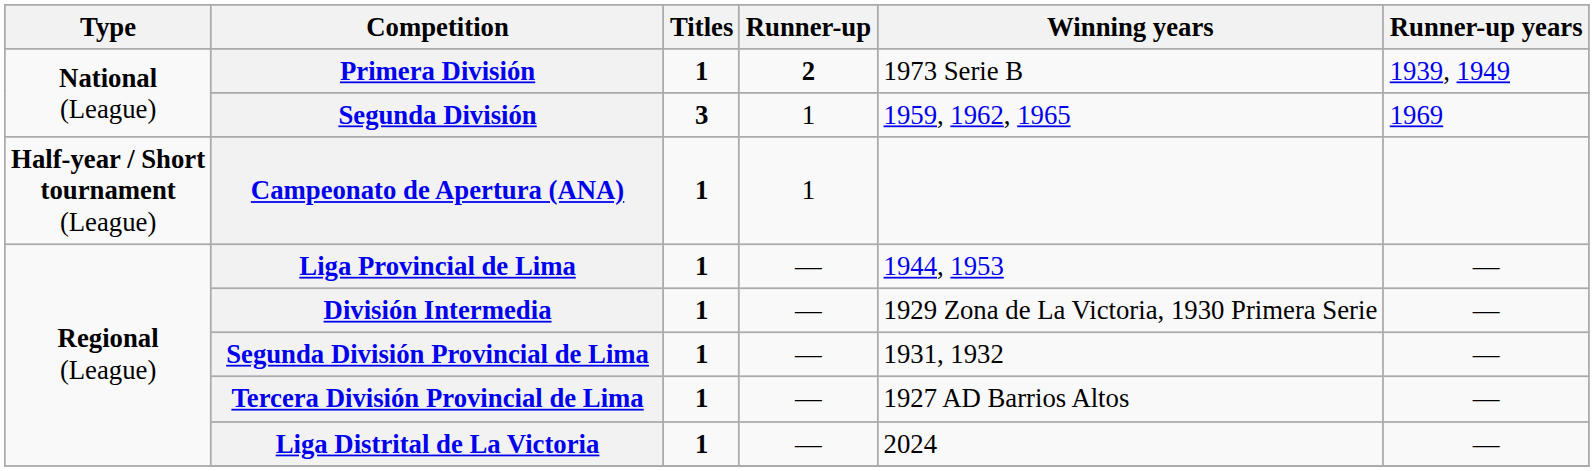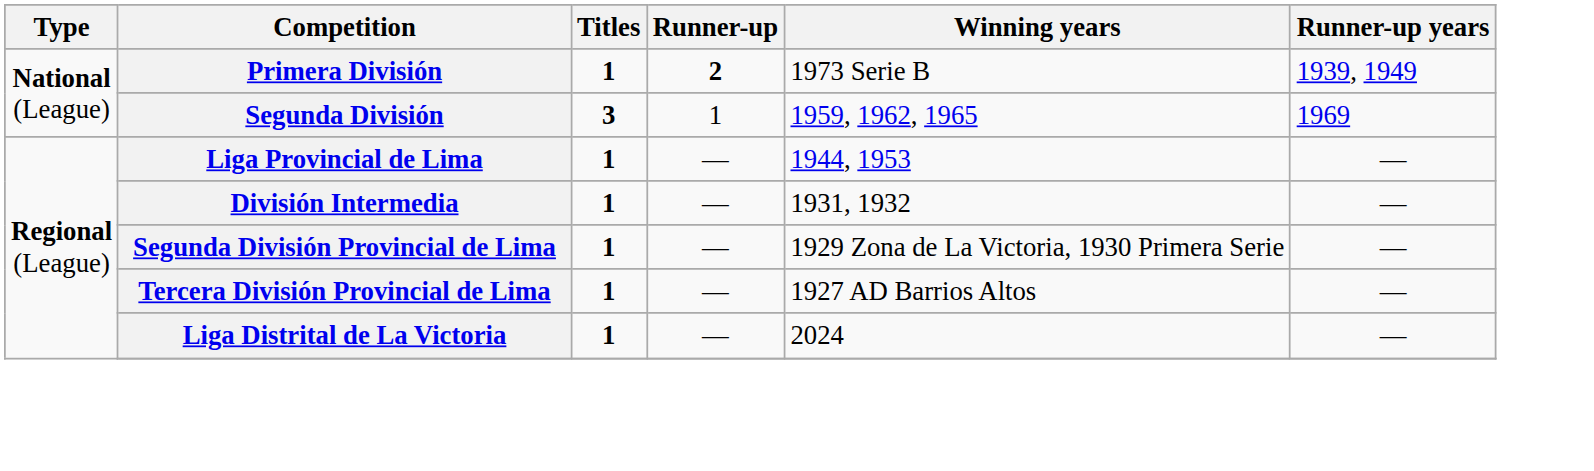- row: (438, 190)
(1130, 310) 1929 Zona de La Victoria, 1930 Primera Serie -> (851, 203) 1931, 1932
(944, 354) 1931, 1932 -> (1037, 247) 1929 Zona de La Victoria, 1930 Primera Serie
